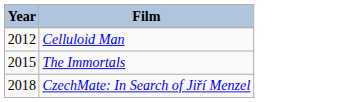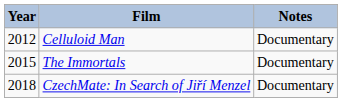+ column: (295, 16)
